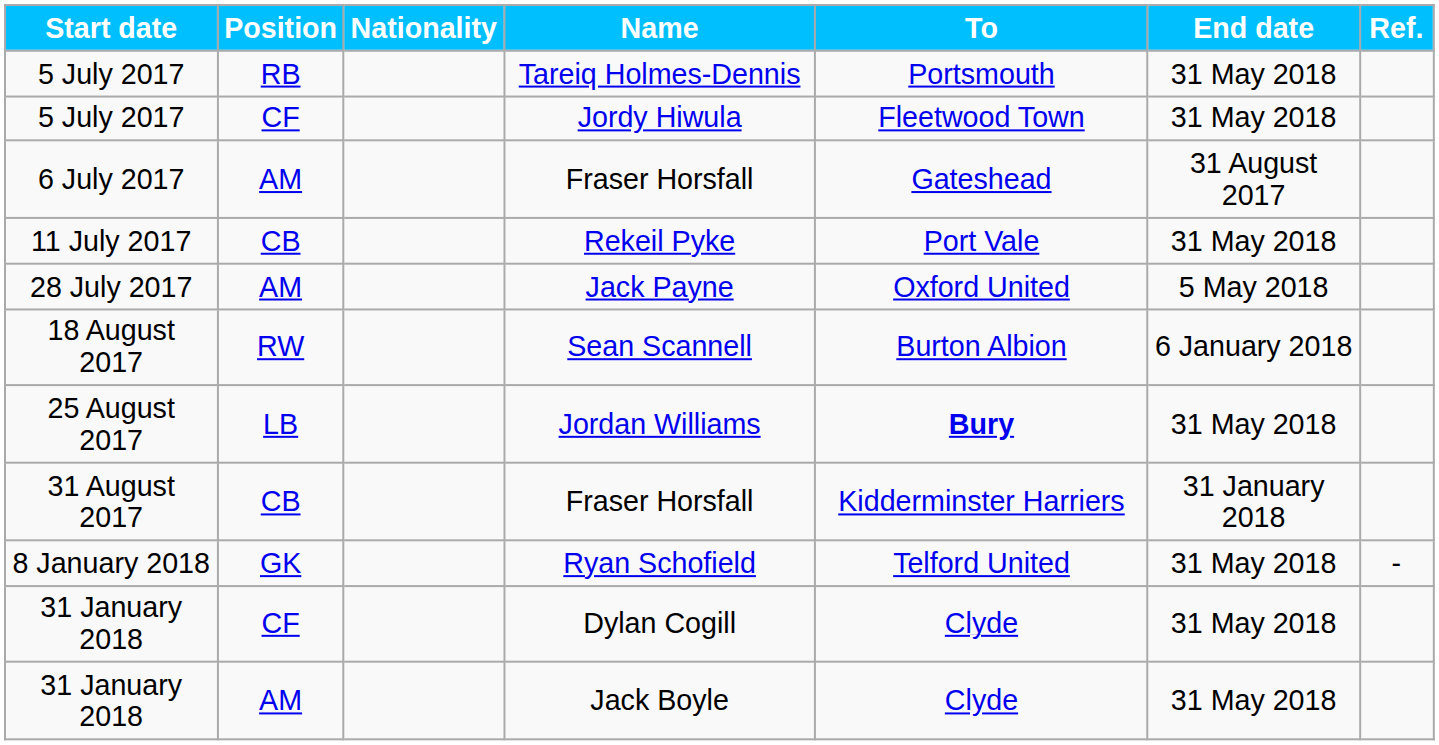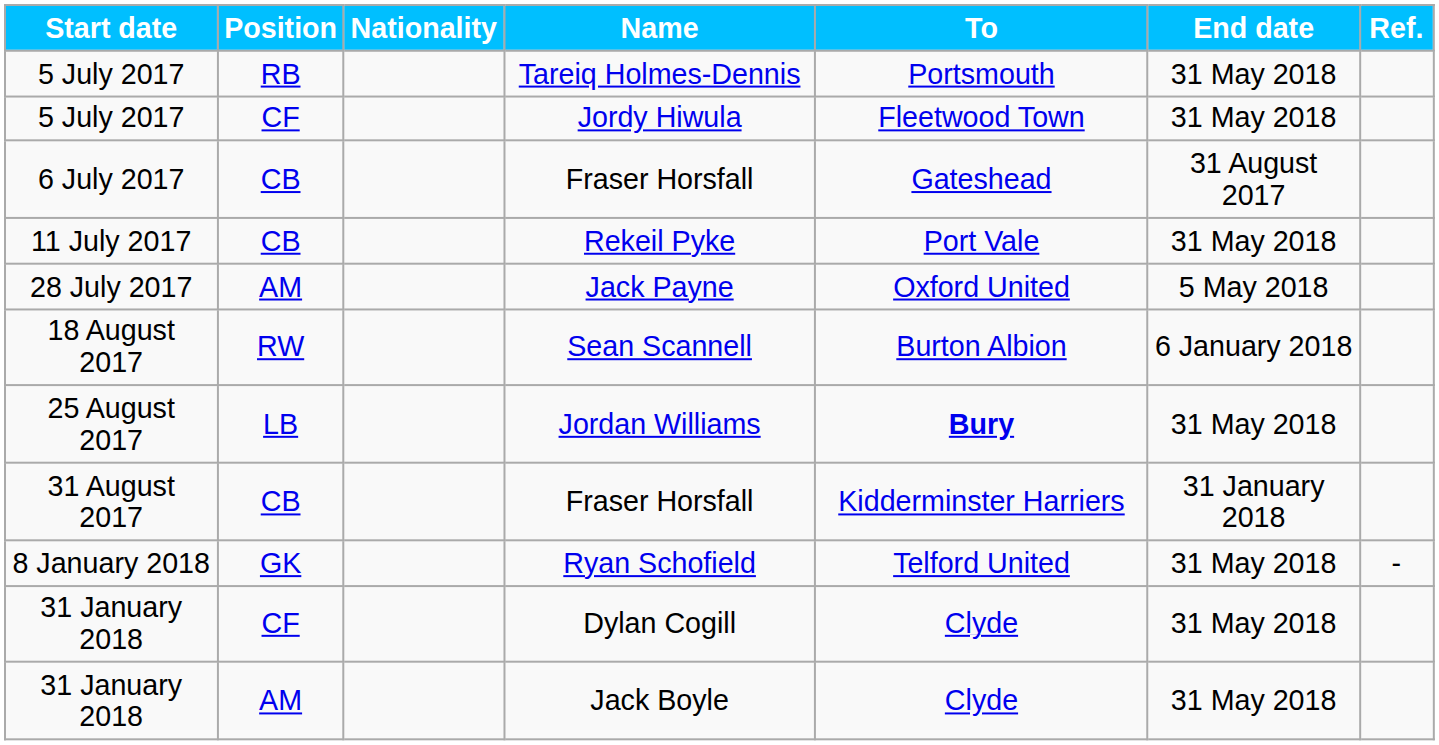(281, 180) AM -> (281, 180) CB
